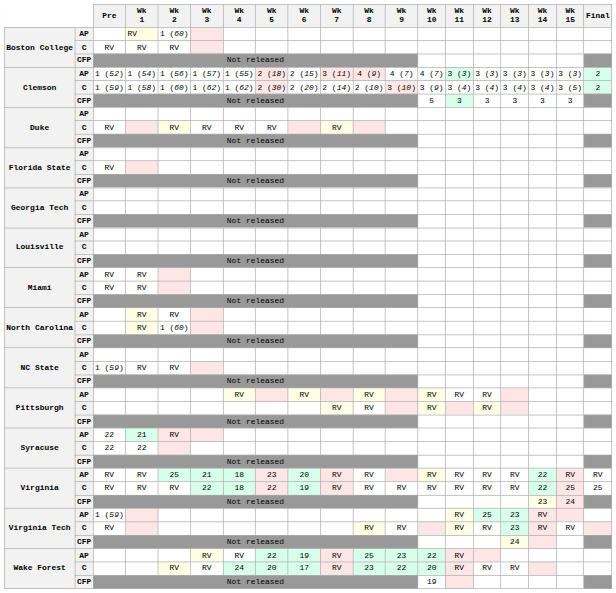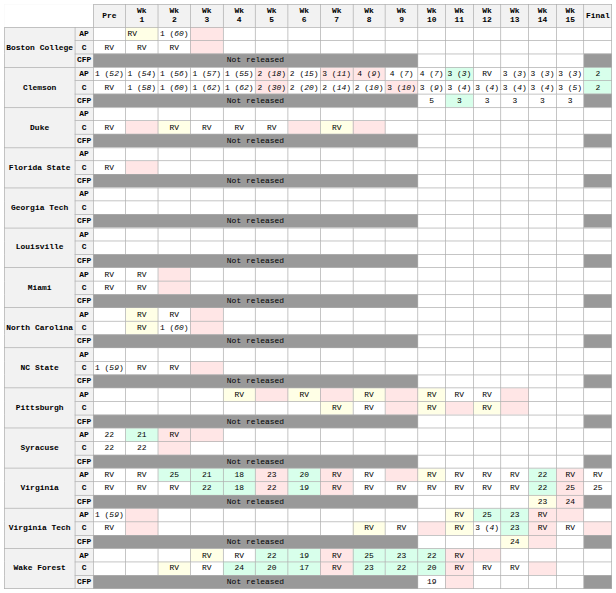(487, 74) 3 (3) -> (487, 74) RV
(109, 87) 1 (59) -> (109, 87) RV
(487, 528) RV -> (487, 528) 3 (4)
